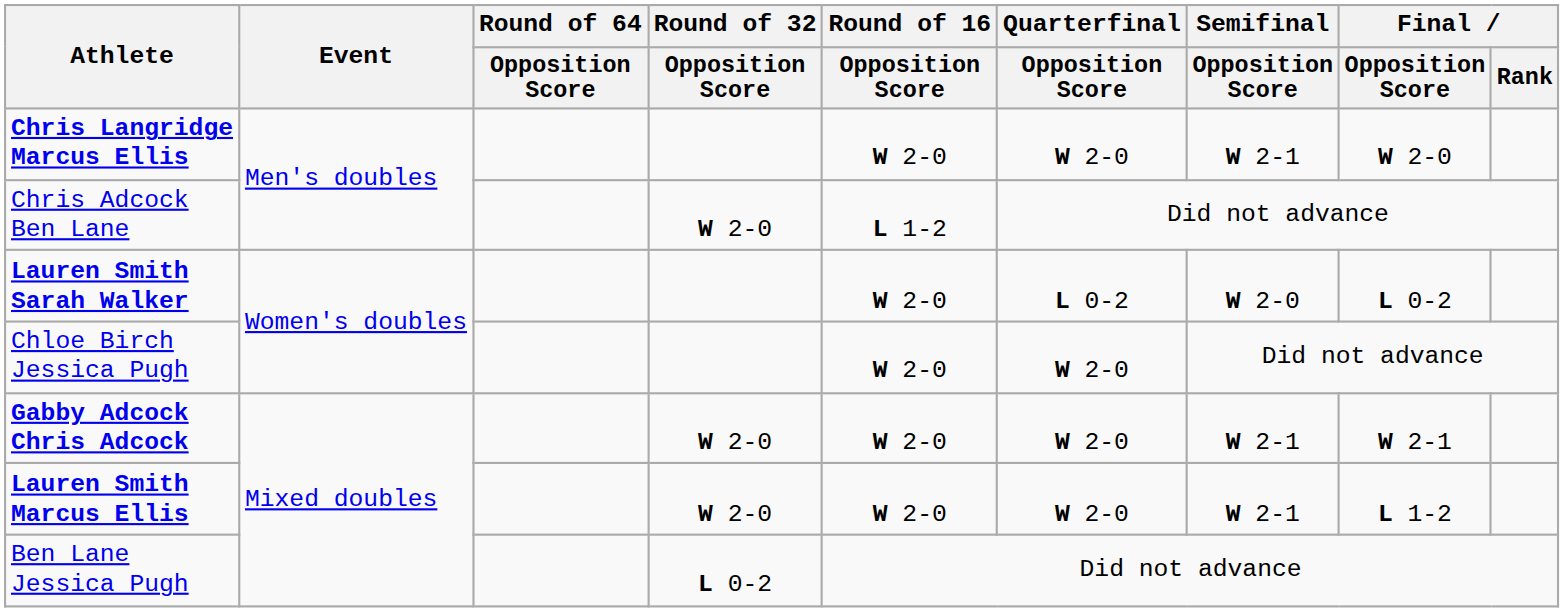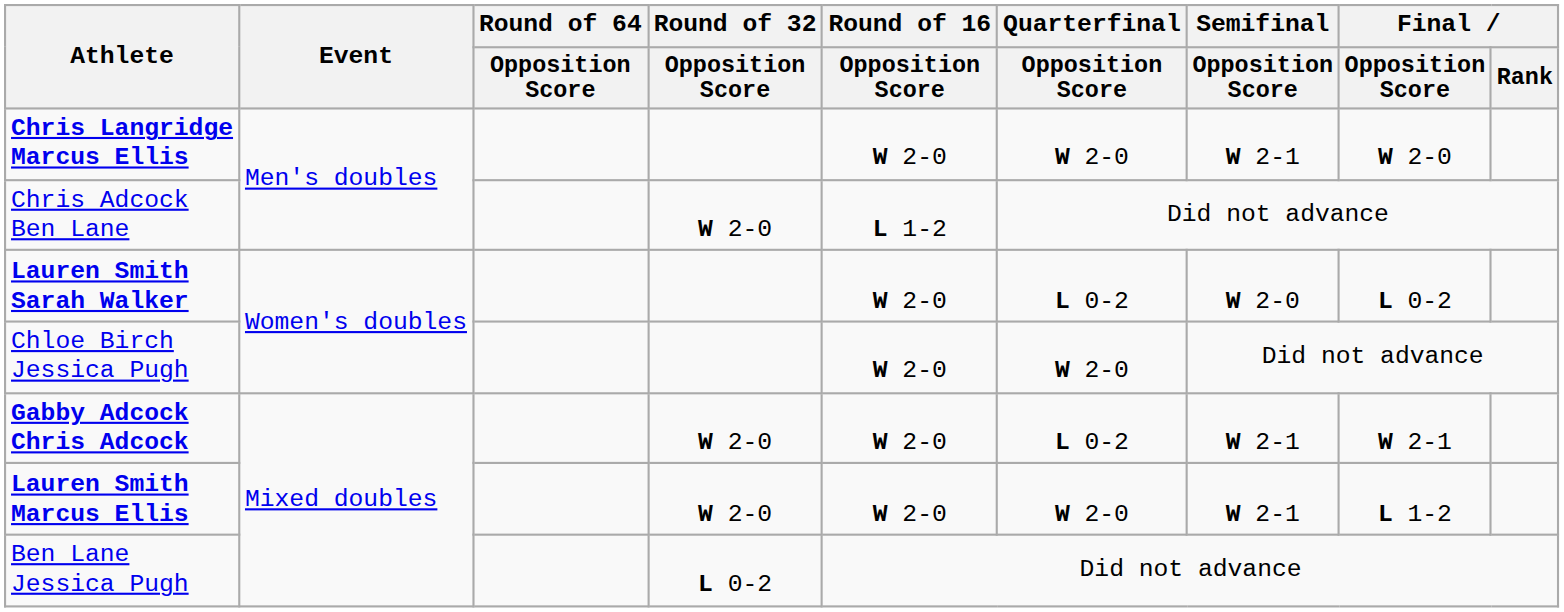(1092, 443) W 2-0 -> (1092, 443) L 0-2
